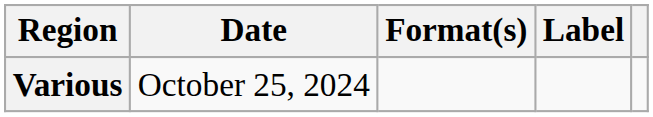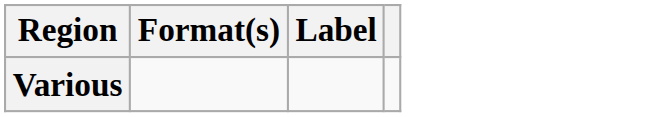- column: (254, 30)
